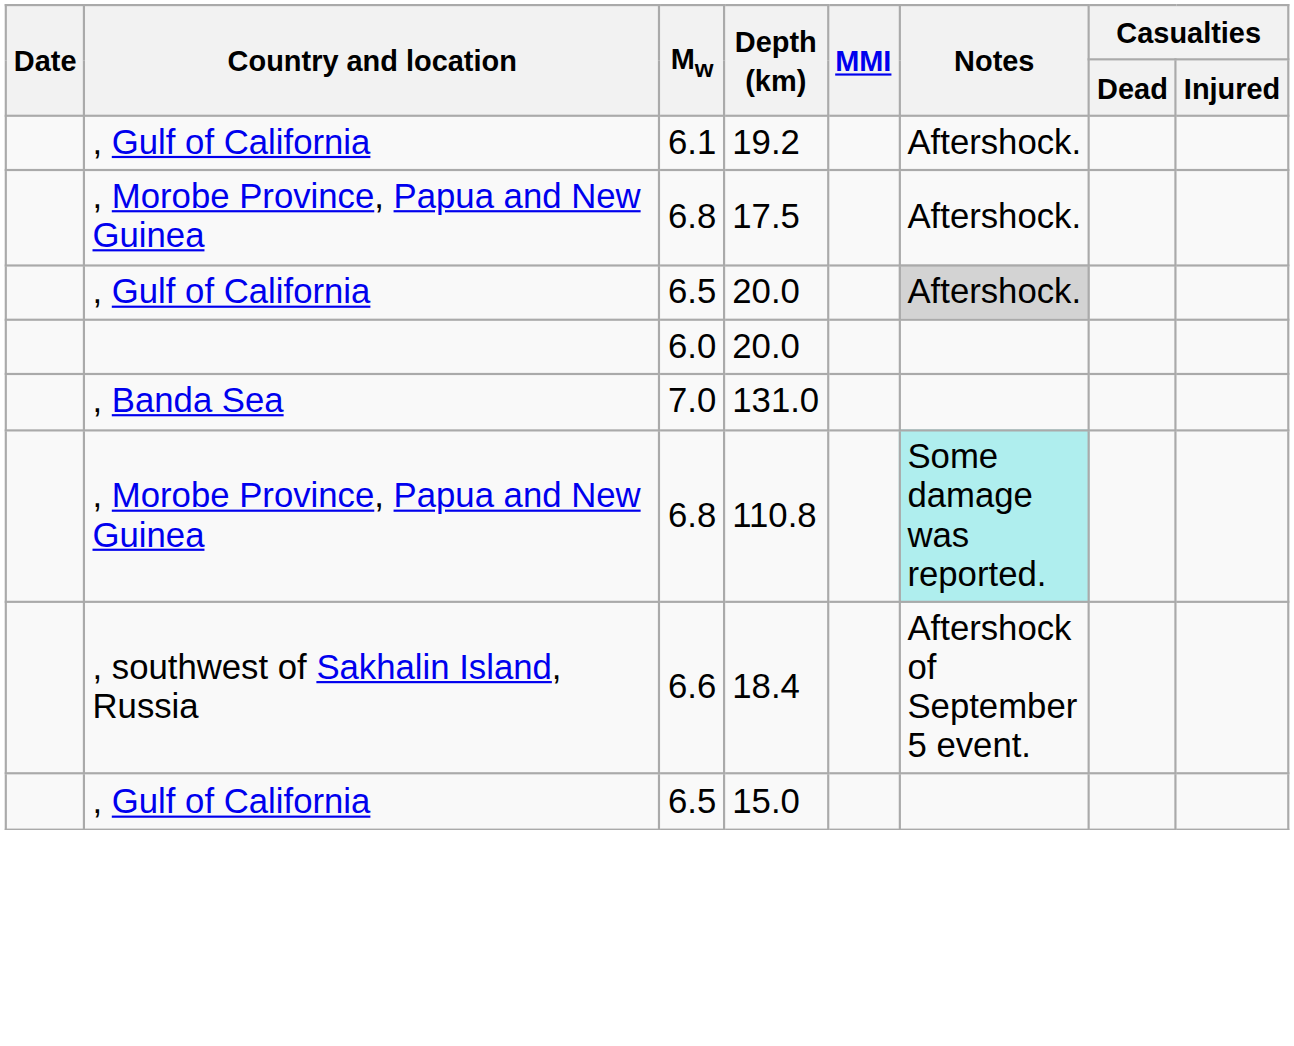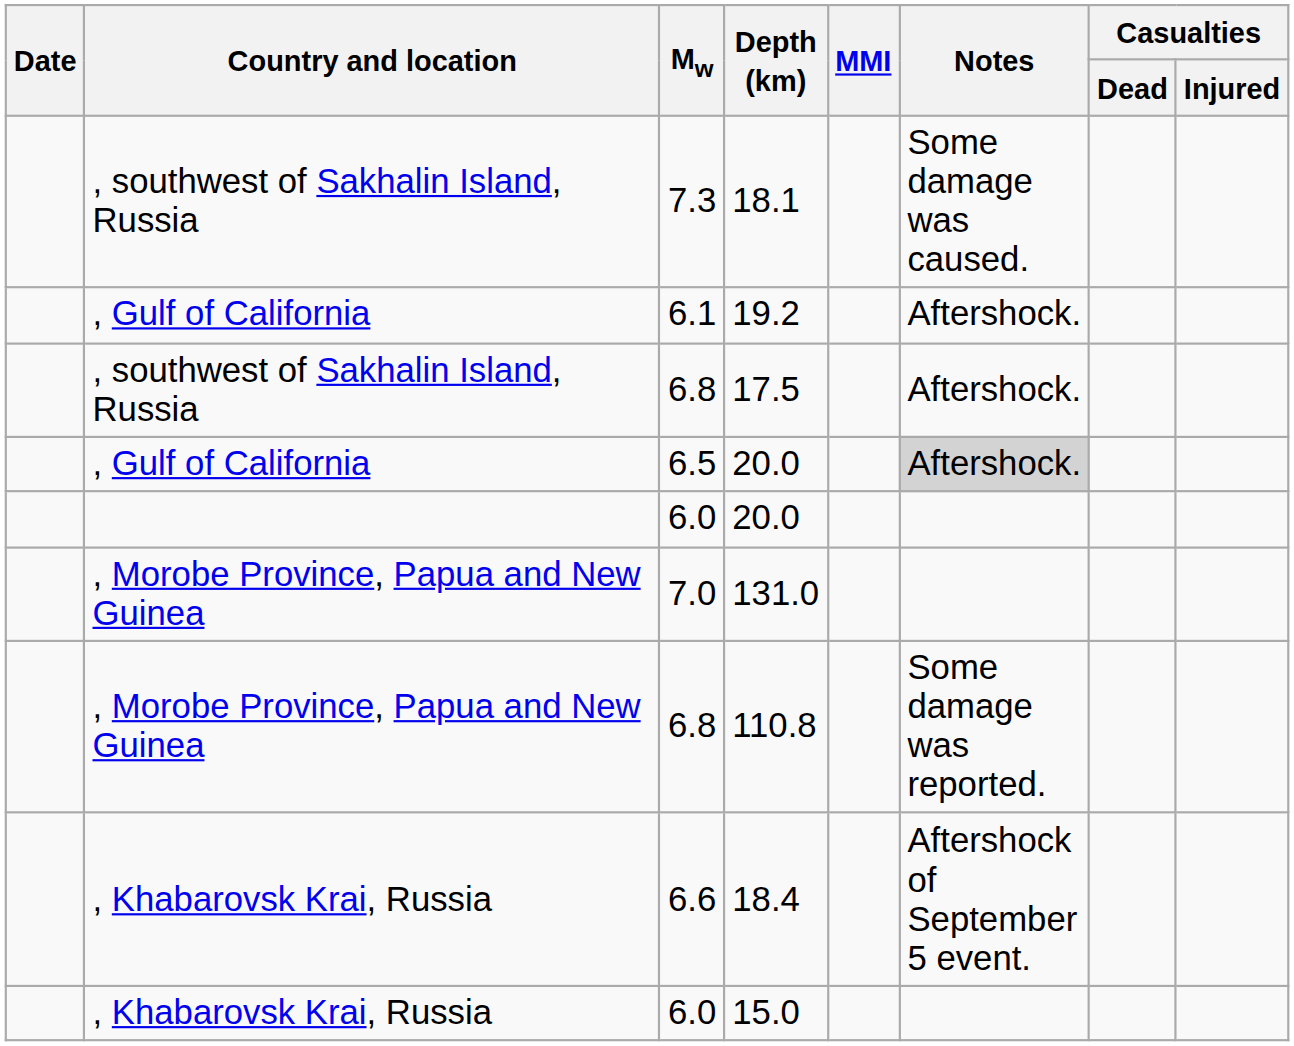+ row: (692, 200)
(367, 216) , Morobe Province, Papua and New Guinea -> (327, 388) , southwest of Sakhalin Island, Russia
(188, 401) , Banda Sea -> (367, 593) , Morobe Province, Papua and New Guinea
(977, 515) paleturquoise background -> (977, 726) no background
(327, 687) , southwest of Sakhalin Island, Russia -> (292, 898) , Khabarovsk Krai, Russia
- row: (692, 801)
+ row: (692, 1012)
